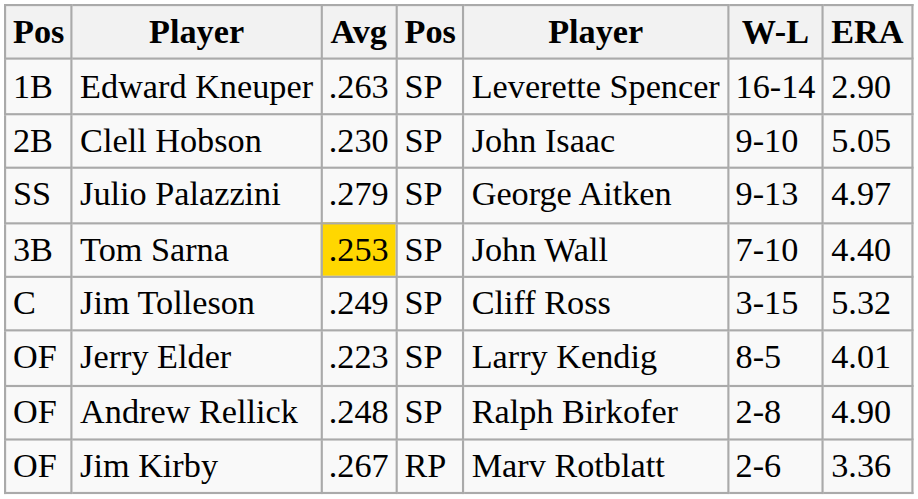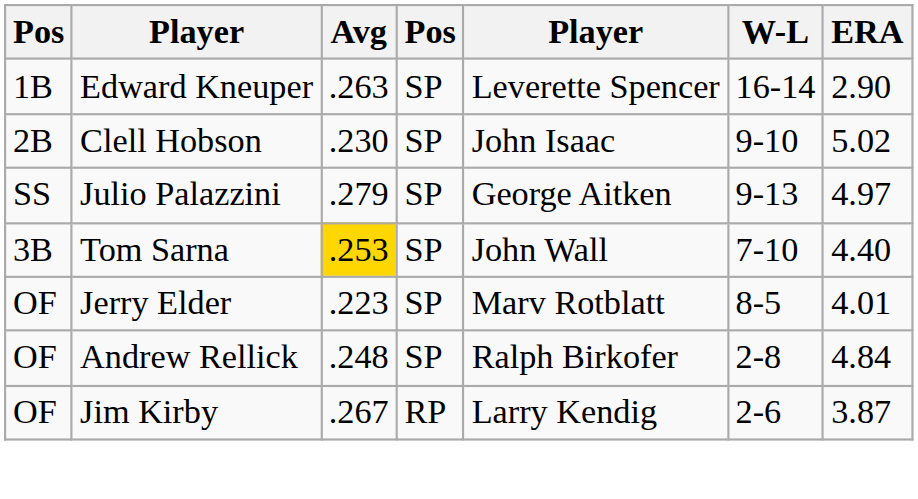(861, 140) 5.05 -> (861, 140) 5.02
- row: (168, 303)
(564, 357) Larry Kendig -> (568, 303) Marv Rotblatt
(861, 411) 4.90 -> (861, 357) 4.84
(568, 466) Marv Rotblatt -> (564, 411) Larry Kendig
(861, 466) 3.36 -> (861, 411) 3.87
